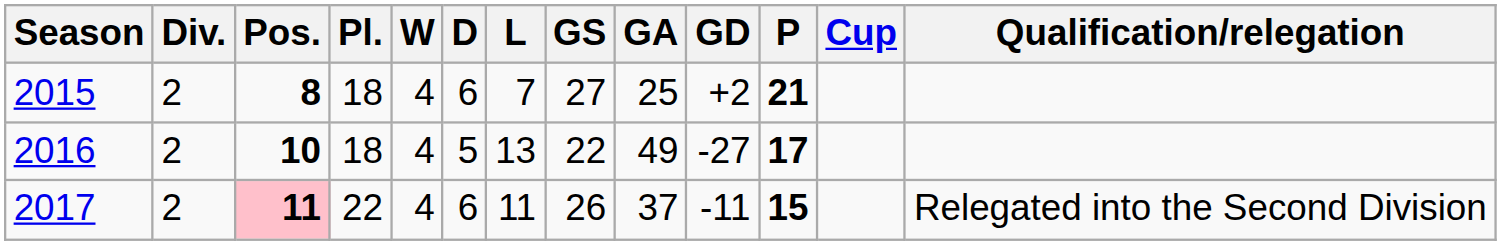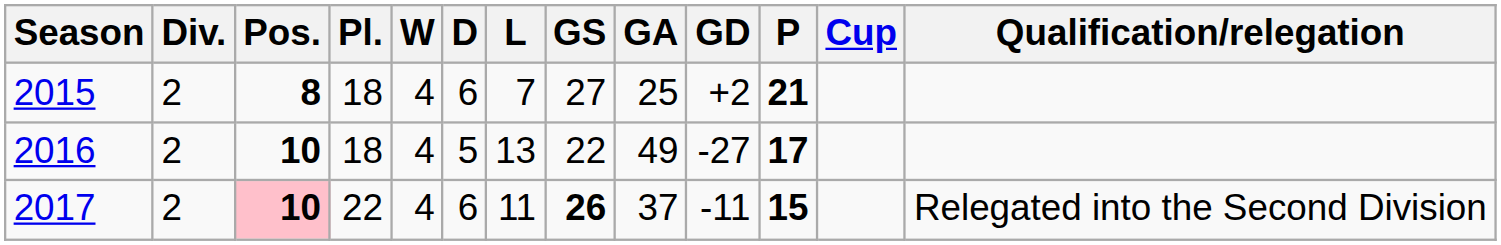(302, 208) 11 -> (301, 208) 10
(586, 208) normal -> (586, 208) bold
